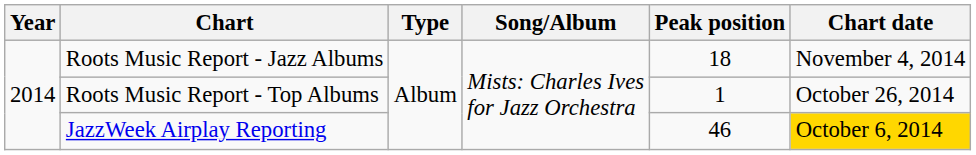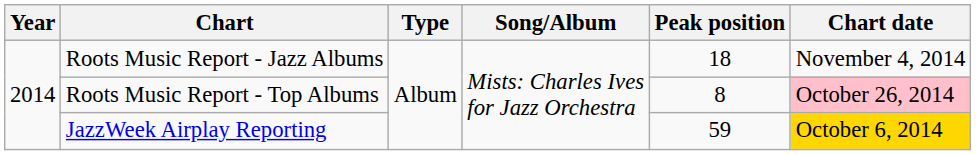(720, 94) 1 -> (720, 94) 8
(875, 94) no background -> (875, 94) pink background
(720, 130) 46 -> (720, 130) 59
